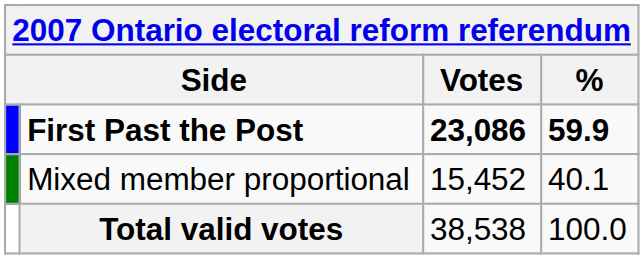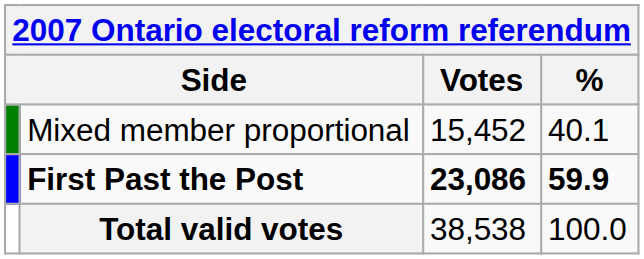rows swapped: (165, 130) <-> (219, 180)
